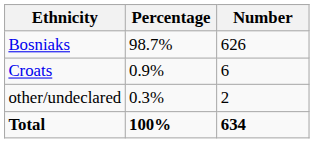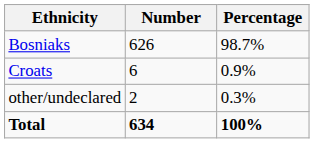columns swapped: (263, 17) <-> (171, 17)
